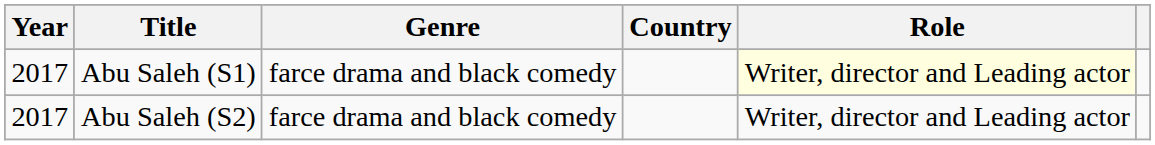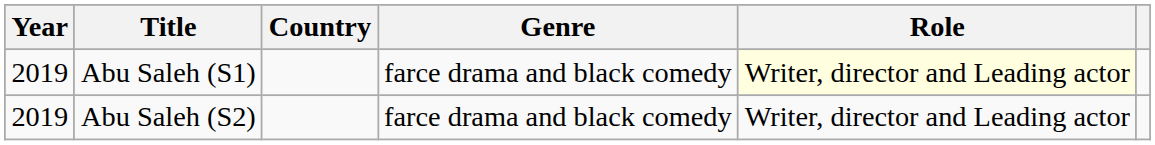columns swapped: (443, 26) <-> (680, 26)
(40, 71) 2017 -> (40, 71) 2019
(40, 116) 2017 -> (40, 116) 2019
